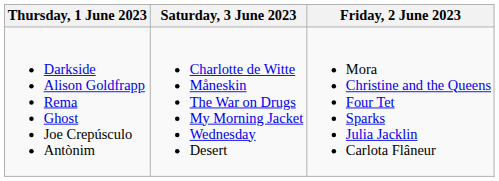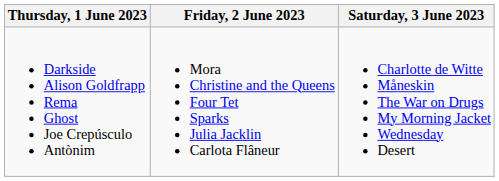columns swapped: (400, 15) <-> (228, 15)
